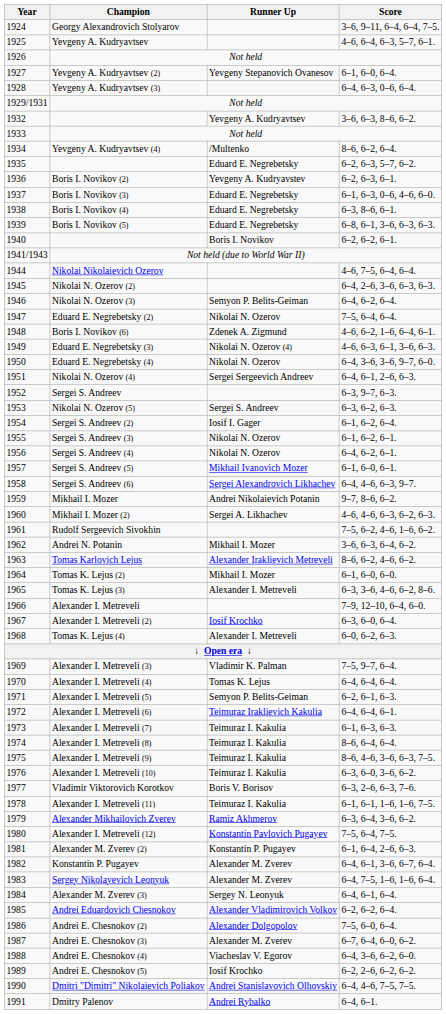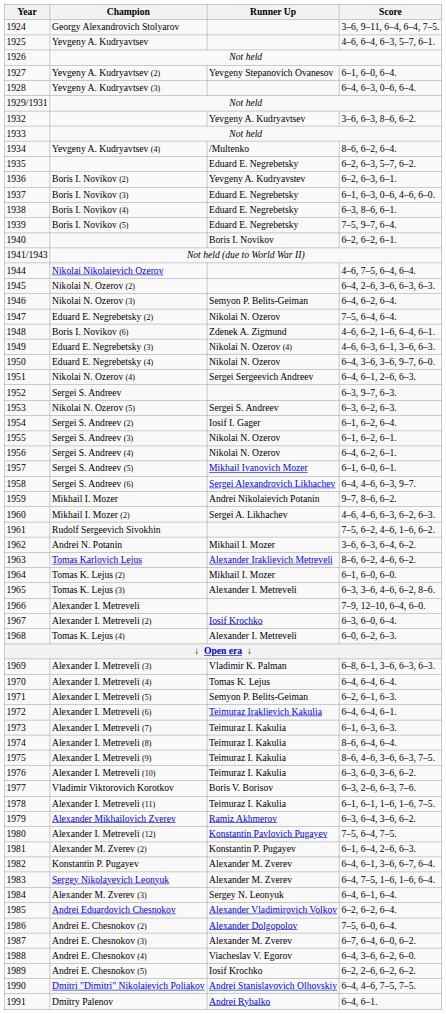(388, 225) 6–8, 6–1, 3–6, 6–3, 6–3. -> (369, 225) 7–5, 9–7, 6–4.
(369, 666) 7–5, 9–7, 6–4. -> (388, 666) 6–8, 6–1, 3–6, 6–3, 6–3.
